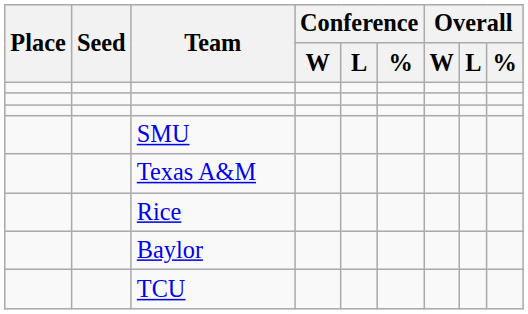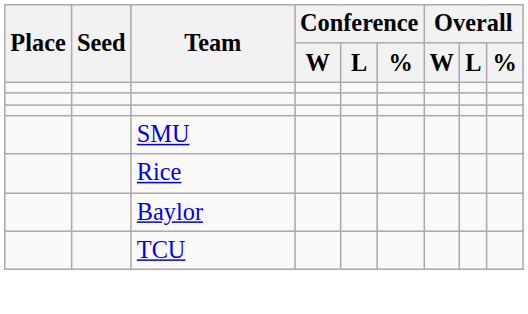- row: (38, 173)
